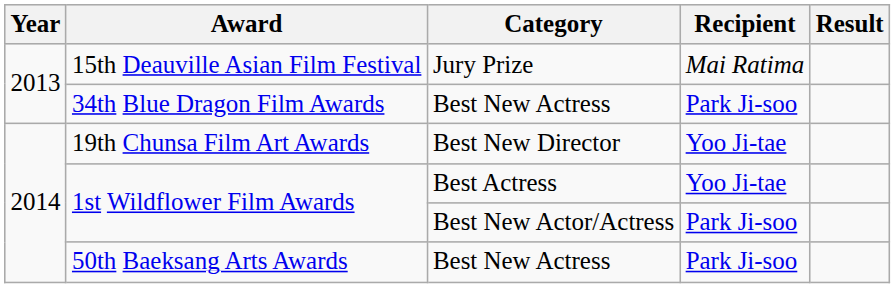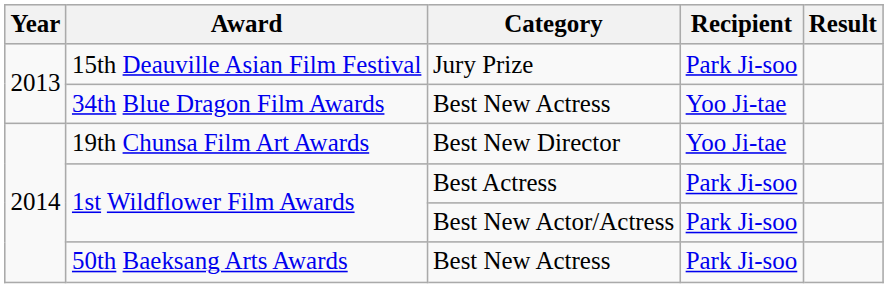(745, 63) Mai Ratima -> (741, 63) Park Ji-soo
(741, 103) Park Ji-soo -> (736, 103) Yoo Ji-tae
(736, 182) Yoo Ji-tae -> (741, 182) Park Ji-soo
